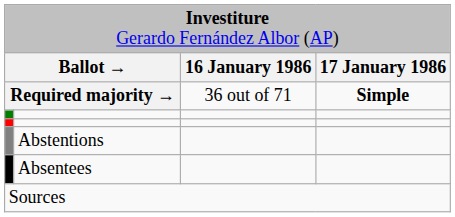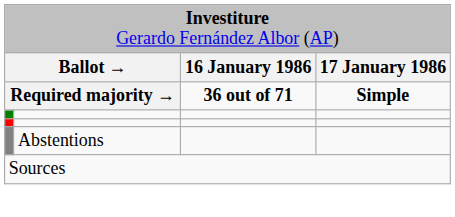(248, 95) normal -> (248, 95) bold
- row: (9, 169)
